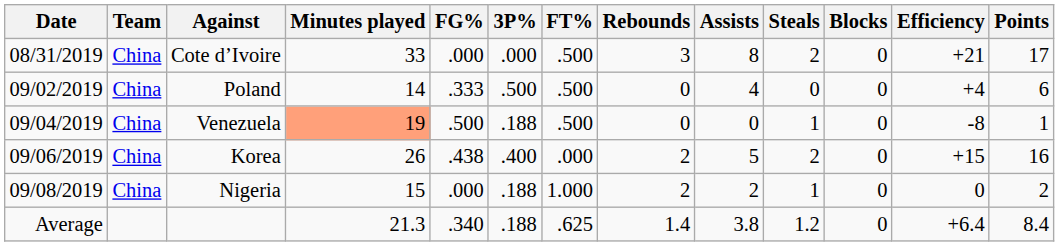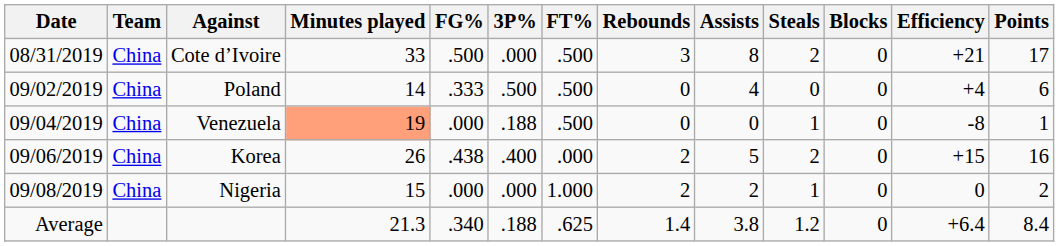(466, 55) .000 -> (466, 55) .500
(466, 123) .500 -> (466, 123) .000
(519, 190) .188 -> (519, 190) .000
